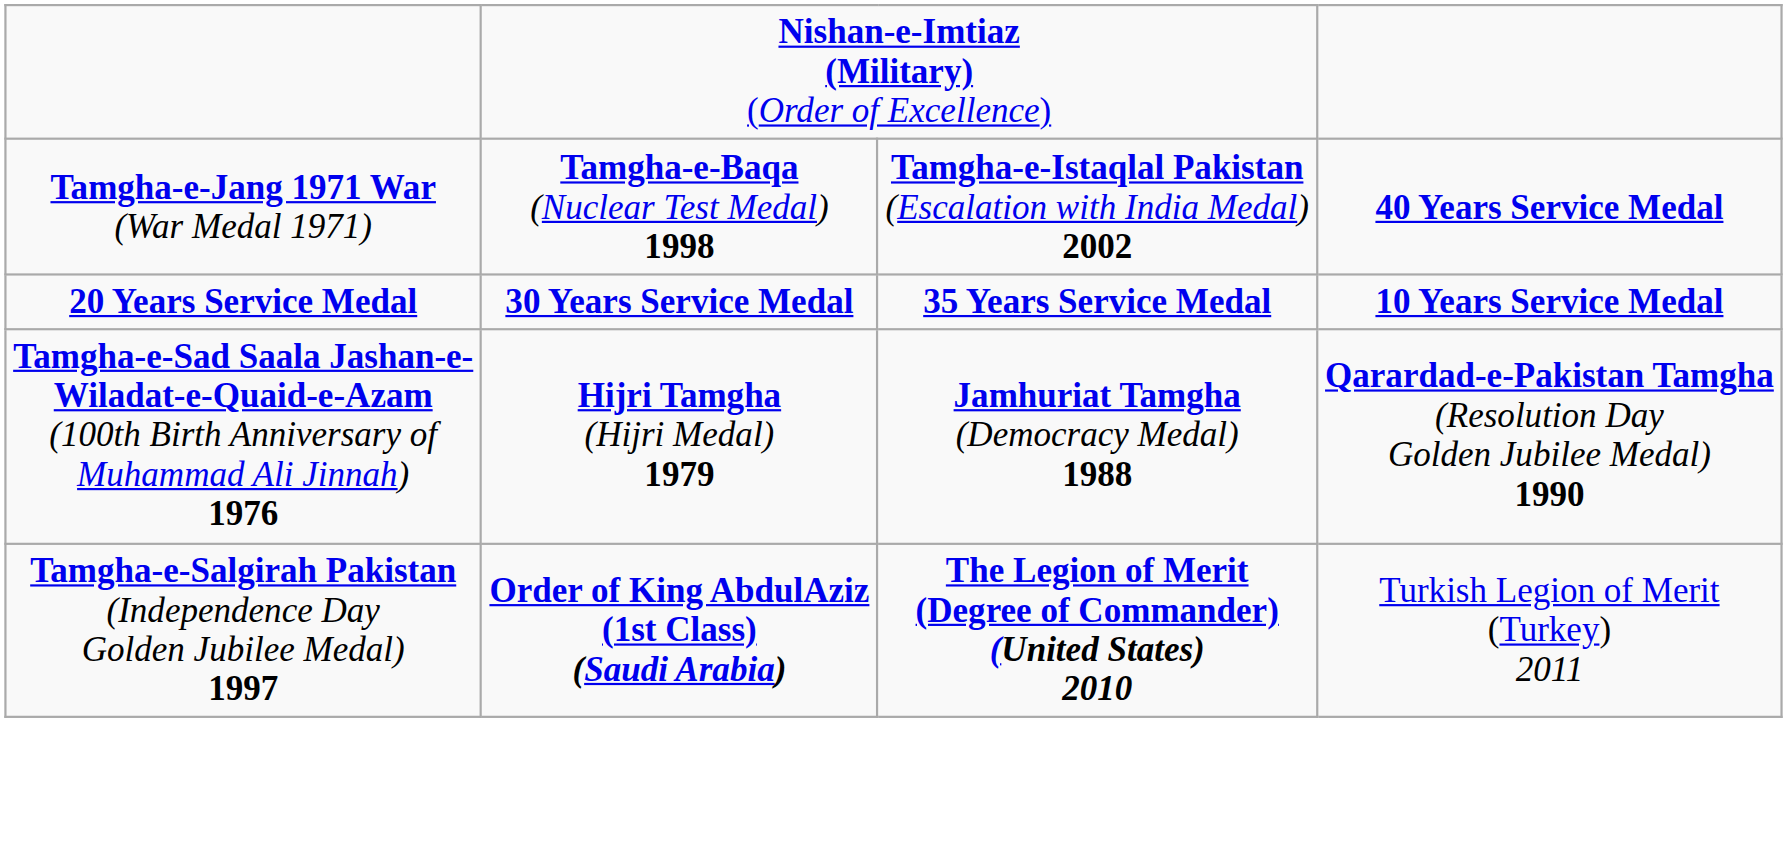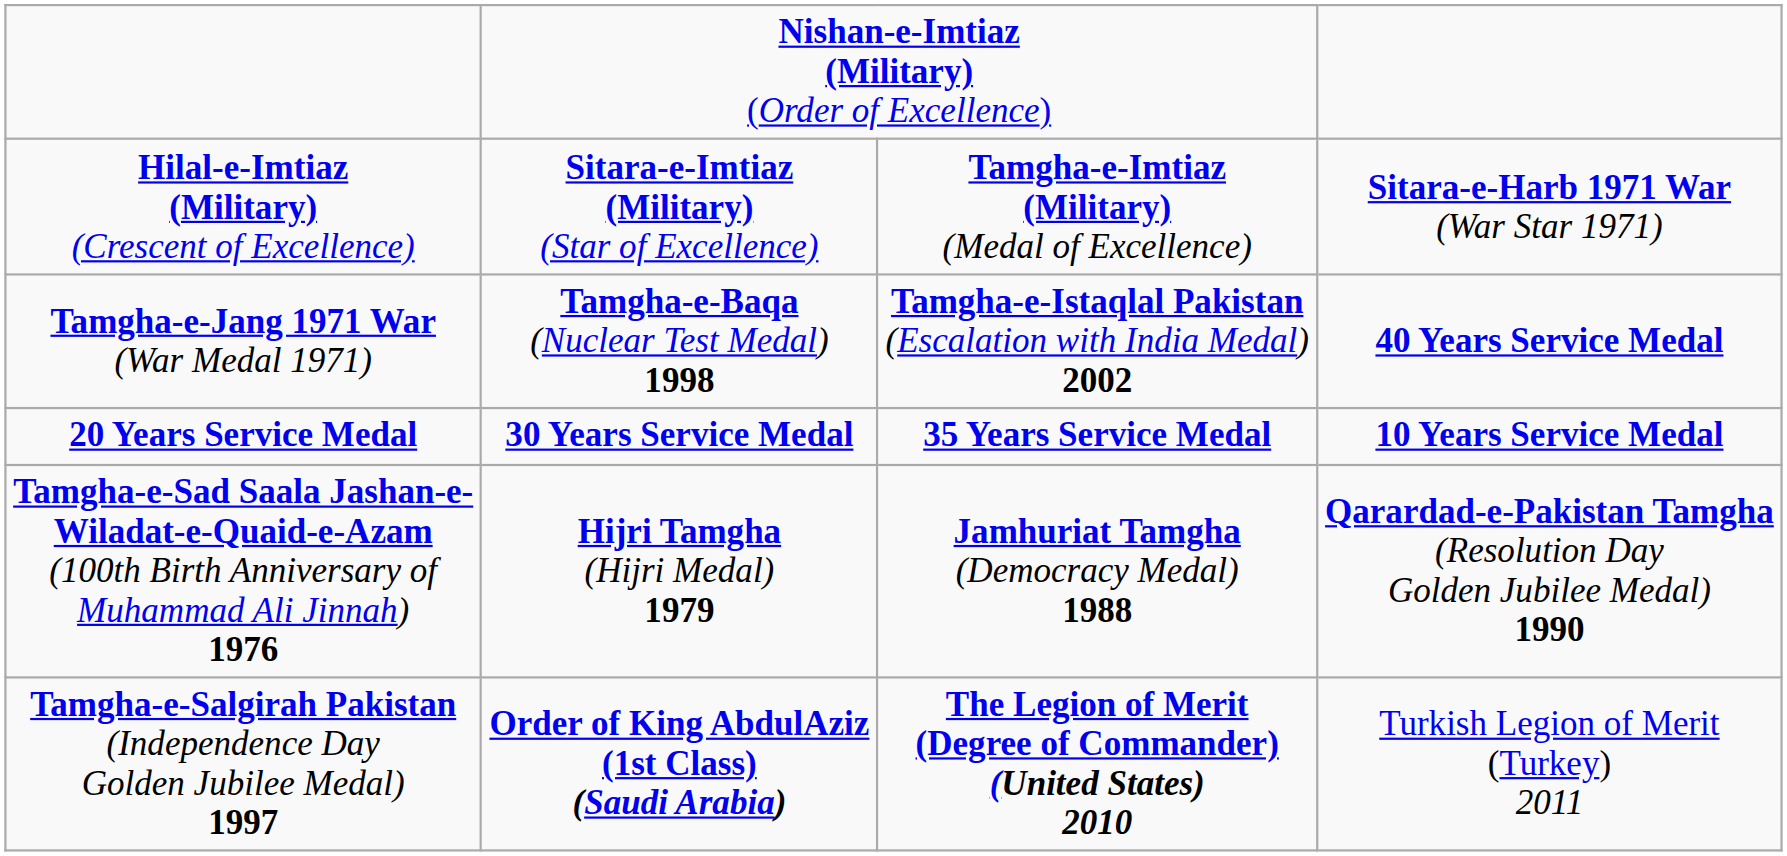+ row: (243, 206)
